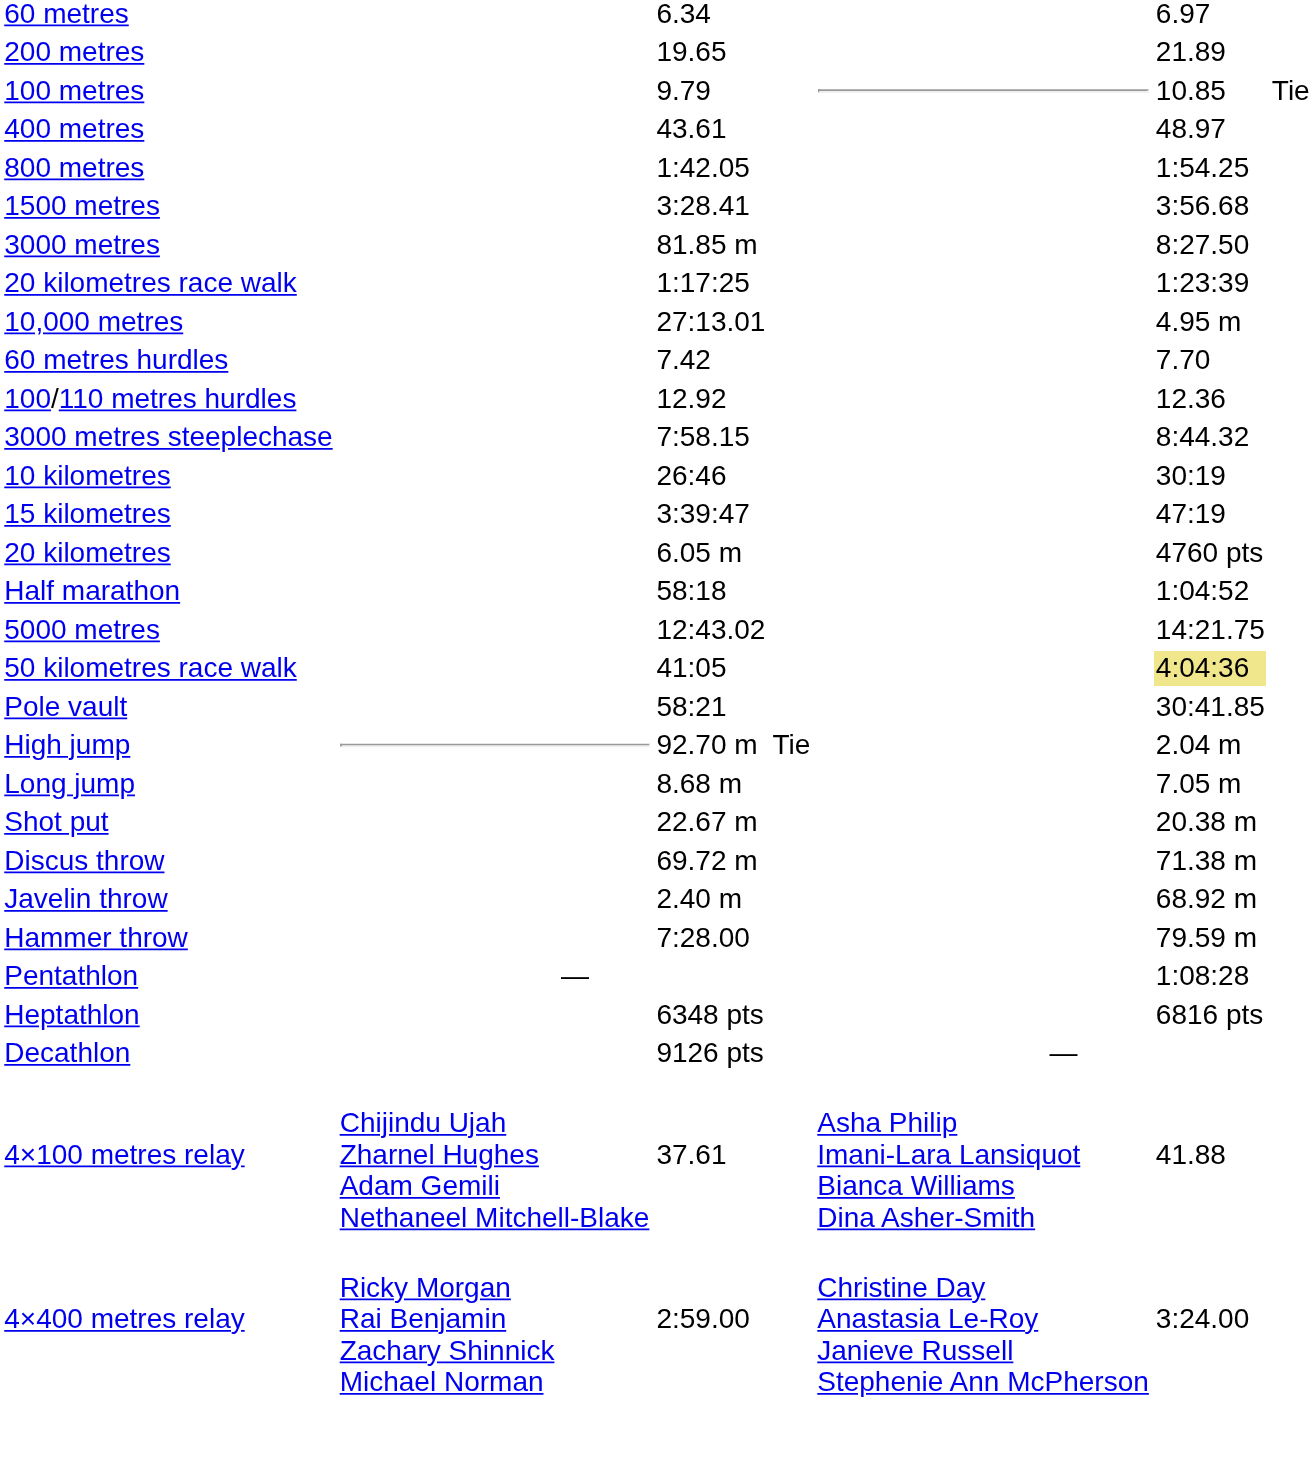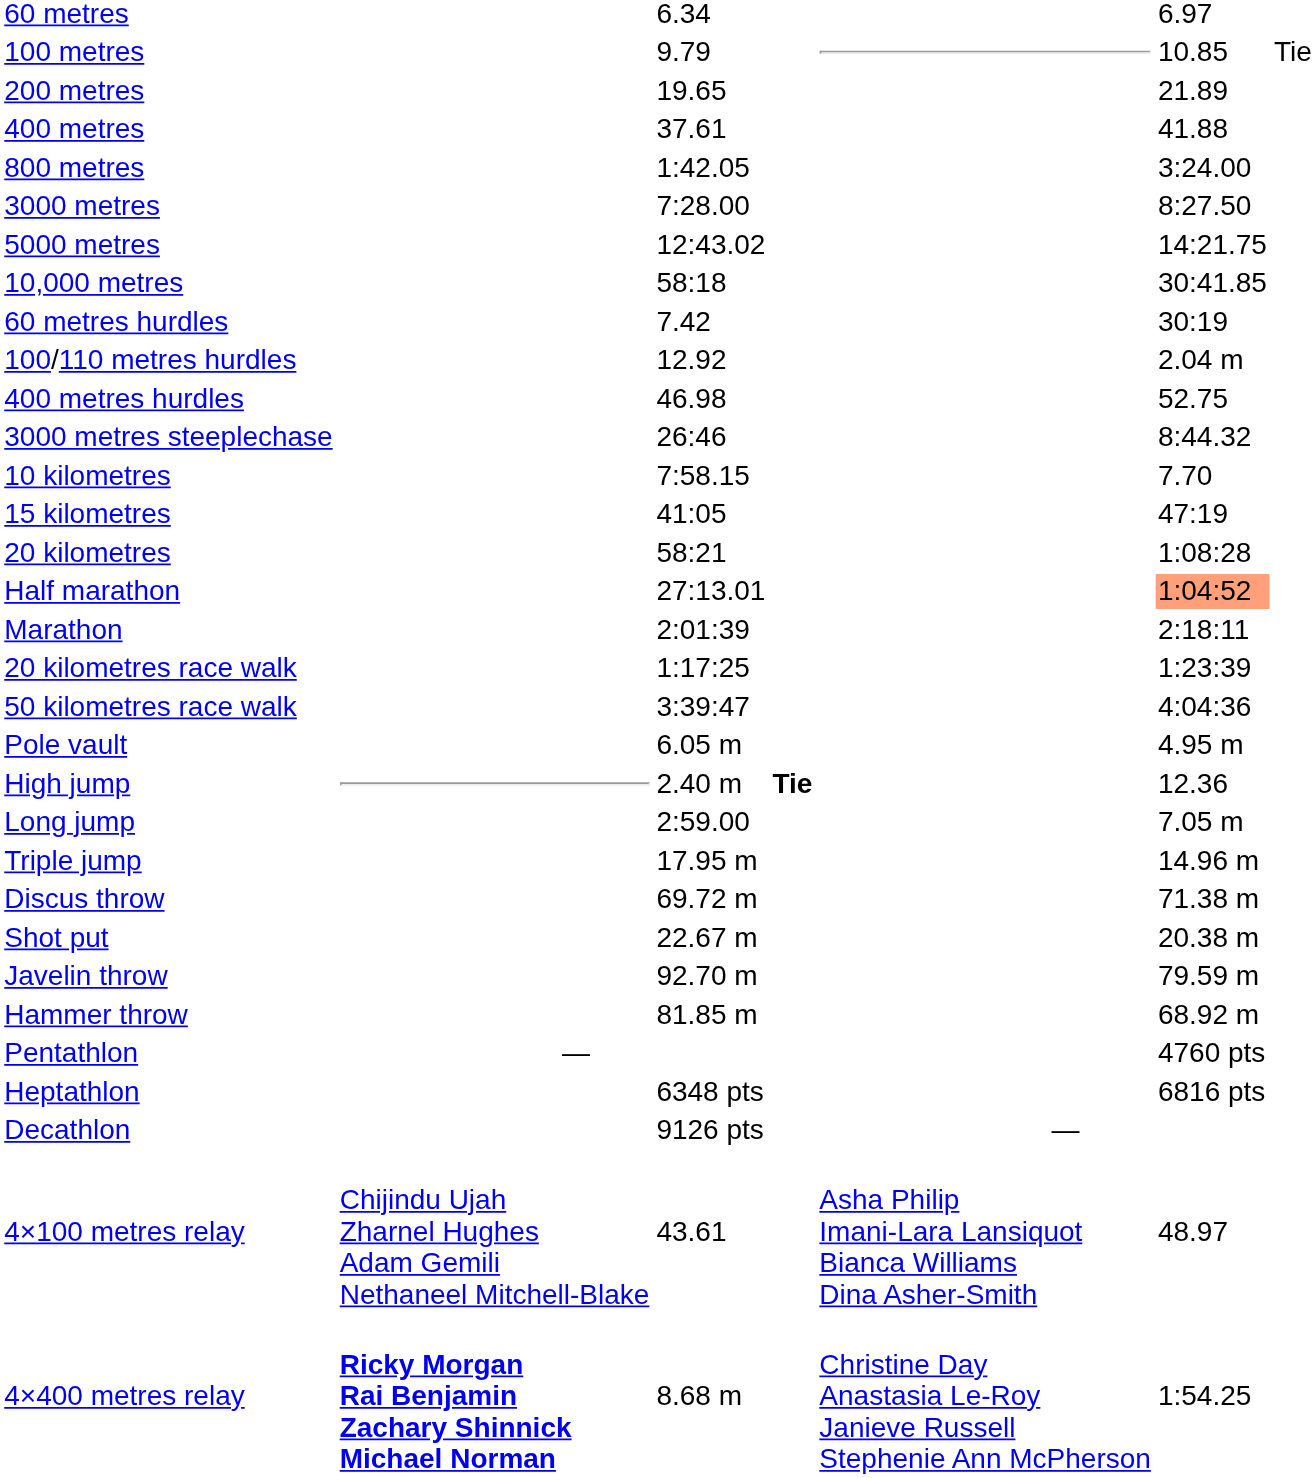rows swapped: (74, 90) <-> (74, 52)
(691, 129) 43.61 -> (691, 129) 37.61
(1191, 129) 48.97 -> (1193, 129) 41.88
(1203, 167) 1:54.25 -> (1205, 167) 3:24.00
- row: (82, 206)
(707, 244) 81.85 m -> (703, 206) 7:28.00
rows swapped: (82, 629) <-> (151, 283)
(711, 321) 27:13.01 -> (691, 283) 58:18
(1199, 321) 4.95 m -> (1212, 283) 30:41.85
(1183, 360) 7.70 -> (1193, 321) 30:19
(1191, 398) 12.36 -> (1201, 360) 2.04 m
+ row: (124, 398)
(703, 437) 7:58.15 -> (691, 437) 26:46
(691, 475) 26:46 -> (703, 475) 7:58.15
(1191, 475) 30:19 -> (1185, 475) 7.70
(703, 514) 3:39:47 -> (691, 514) 41:05
(699, 552) 6.05 m -> (691, 552) 58:21
(1210, 552) 4760 pts -> (1205, 552) 1:08:28
(691, 591) 58:18 -> (711, 591) 27:13.01
(1203, 591) no background -> (1205, 591) lightsalmon background
+ row: (63, 629)
(691, 668) 41:05 -> (703, 706) 3:39:47
(1203, 668) khaki background -> (1205, 706) no background
(691, 706) 58:21 -> (699, 745) 6.05 m
(1210, 706) 30:41.85 -> (1201, 745) 4.95 m
(707, 745) 92.70 m -> (699, 783) 2.40 m
(791, 745) normal -> (792, 783) bold
(1199, 745) 2.04 m -> (1193, 783) 12.36
(699, 783) 8.68 m -> (703, 822) 2:59.00
+ row: (73, 860)
rows swapped: (56, 822) <-> (84, 860)
(699, 899) 2.40 m -> (707, 976) 92.70 m
(1206, 899) 68.92 m -> (1208, 976) 79.59 m
(703, 937) 7:28.00 -> (707, 1014) 81.85 m
(1206, 937) 79.59 m -> (1208, 1014) 68.92 m
(1203, 976) 1:08:28 -> (1212, 1053) 4760 pts
(691, 1154) 37.61 -> (691, 1231) 43.61
(1191, 1154) 41.88 -> (1193, 1231) 48.97
(447, 1334) normal -> (456, 1411) bold
(703, 1319) 2:59.00 -> (699, 1396) 8.68 m
(1203, 1319) 3:24.00 -> (1205, 1396) 1:54.25
